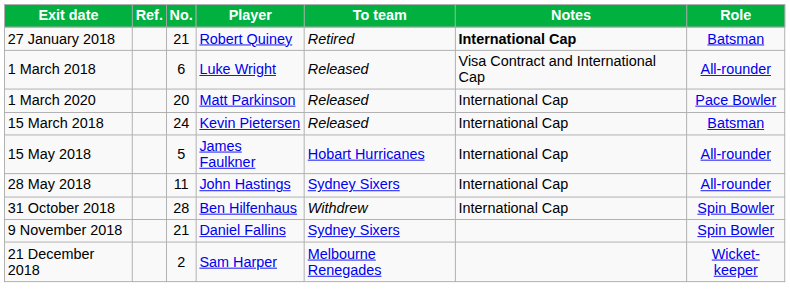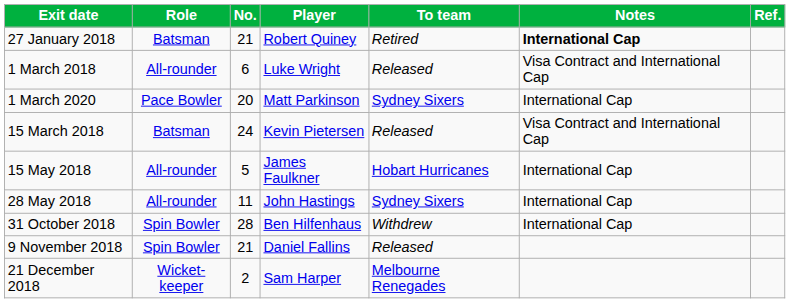columns swapped: (736, 15) <-> (149, 15)
(338, 100) Released -> (418, 100) Sydney Sixers
(513, 123) International Cap -> (621, 131) Visa Contract and International Cap
(354, 231) Sydney Sixers -> (402, 247) Released
